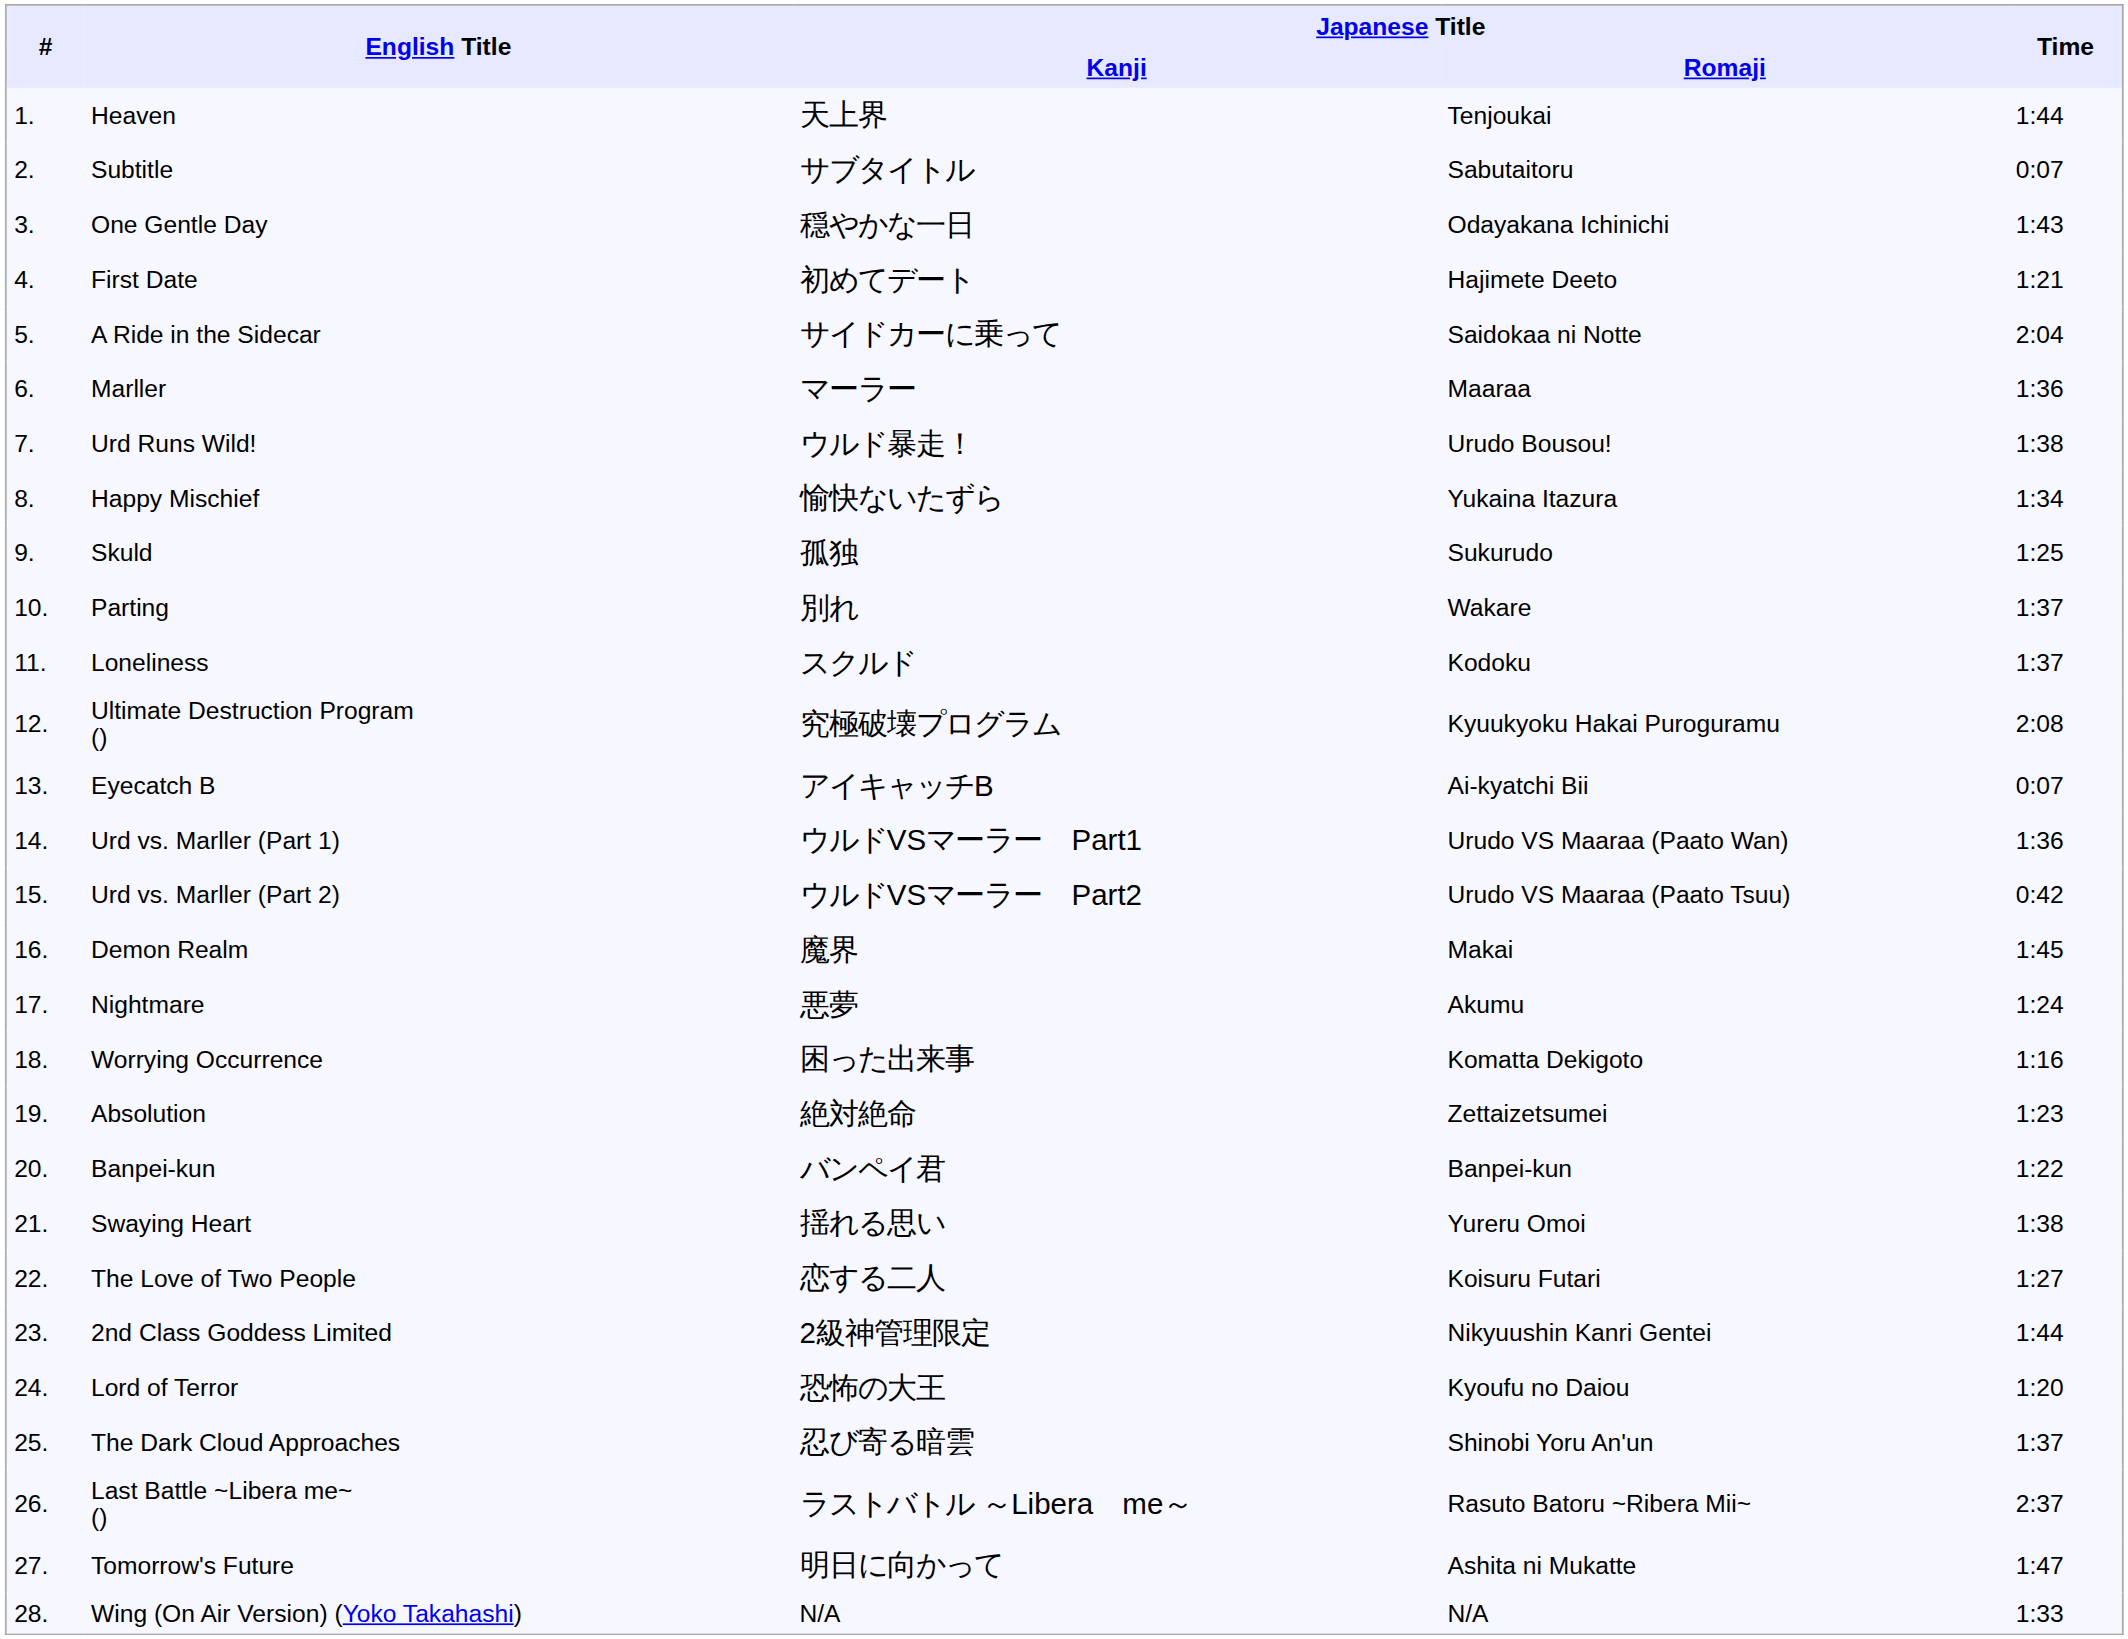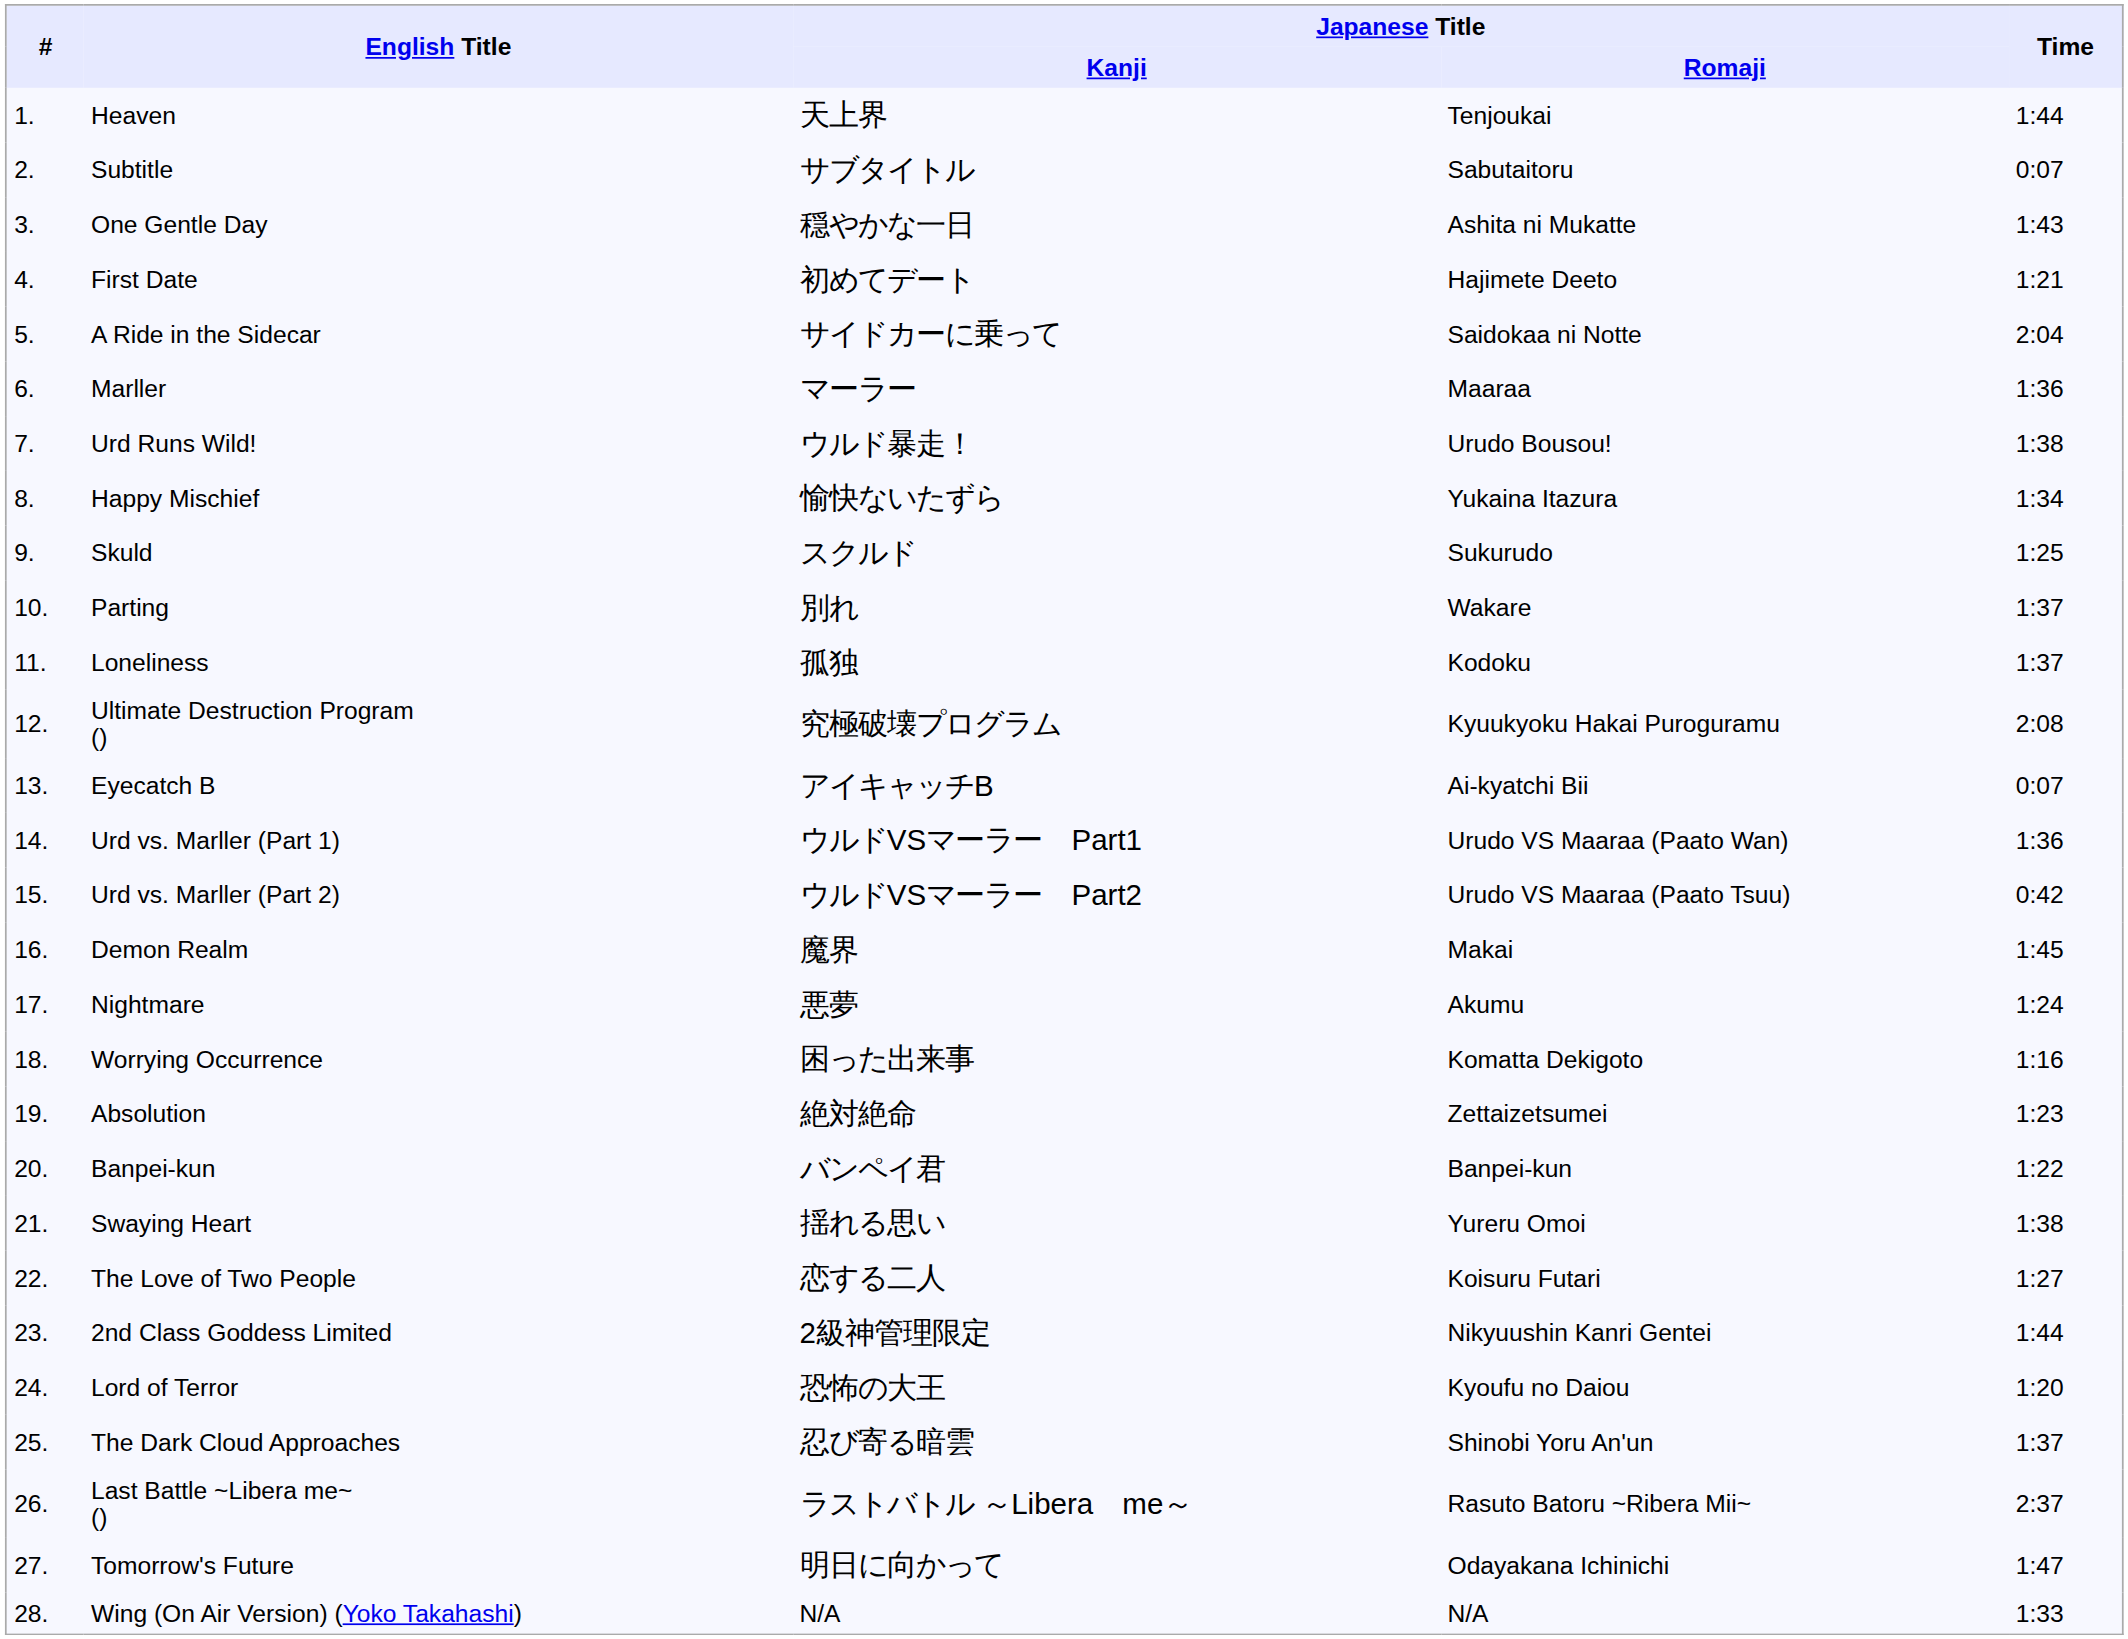(1558, 225) Odayakana Ichinichi -> (1542, 225) Ashita ni Mukatte
(829, 553) 孤独 -> (858, 553) スクルド
(858, 662) スクルド -> (829, 662) 孤独
(1542, 1565) Ashita ni Mukatte -> (1558, 1565) Odayakana Ichinichi
